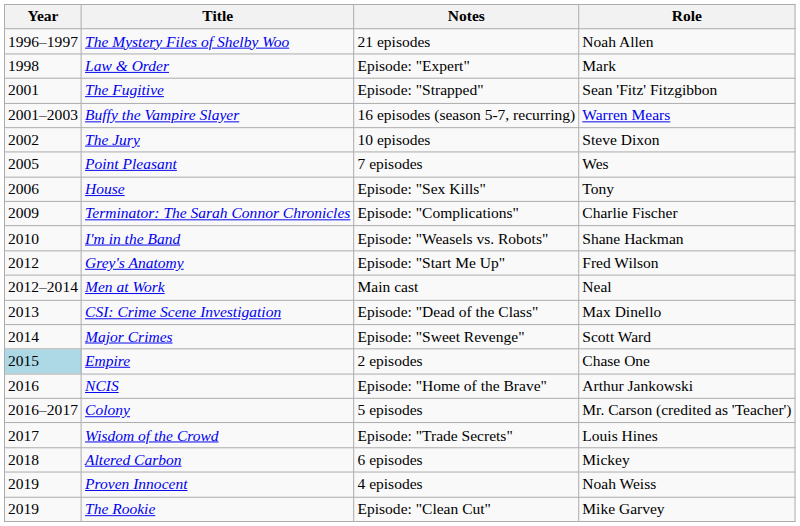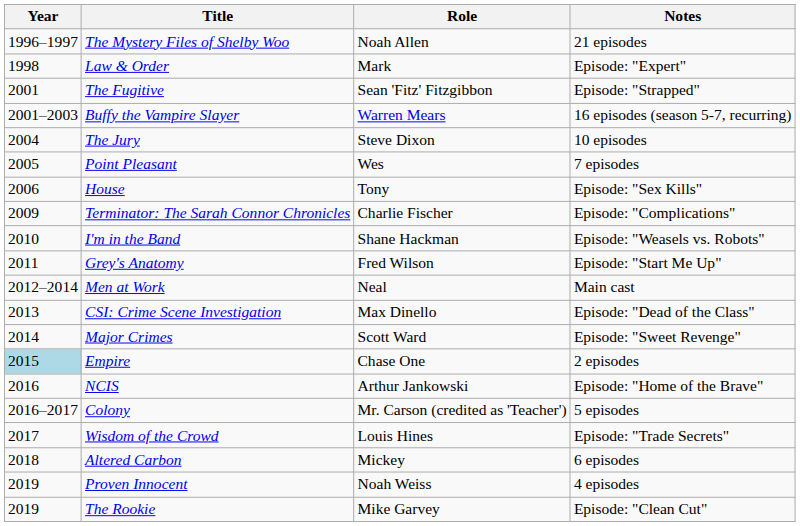columns swapped: (687, 16) <-> (466, 16)
(24, 139) 2002 -> (24, 139) 2004
(24, 262) 2012 -> (23, 262) 2011
